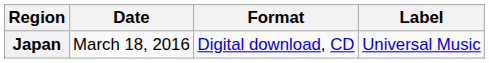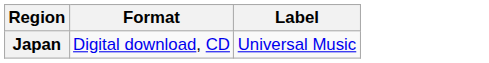- column: (131, 17)
